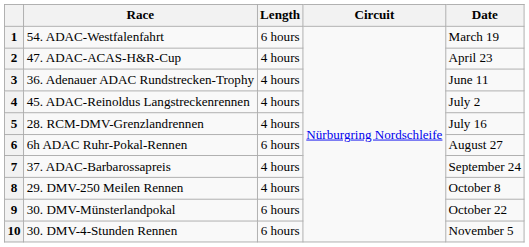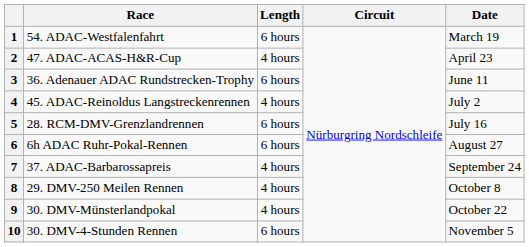(280, 80) 4 hours -> (280, 80) 6 hours
(280, 123) 4 hours -> (280, 123) 6 hours
(280, 210) 6 hours -> (280, 210) 4 hours
